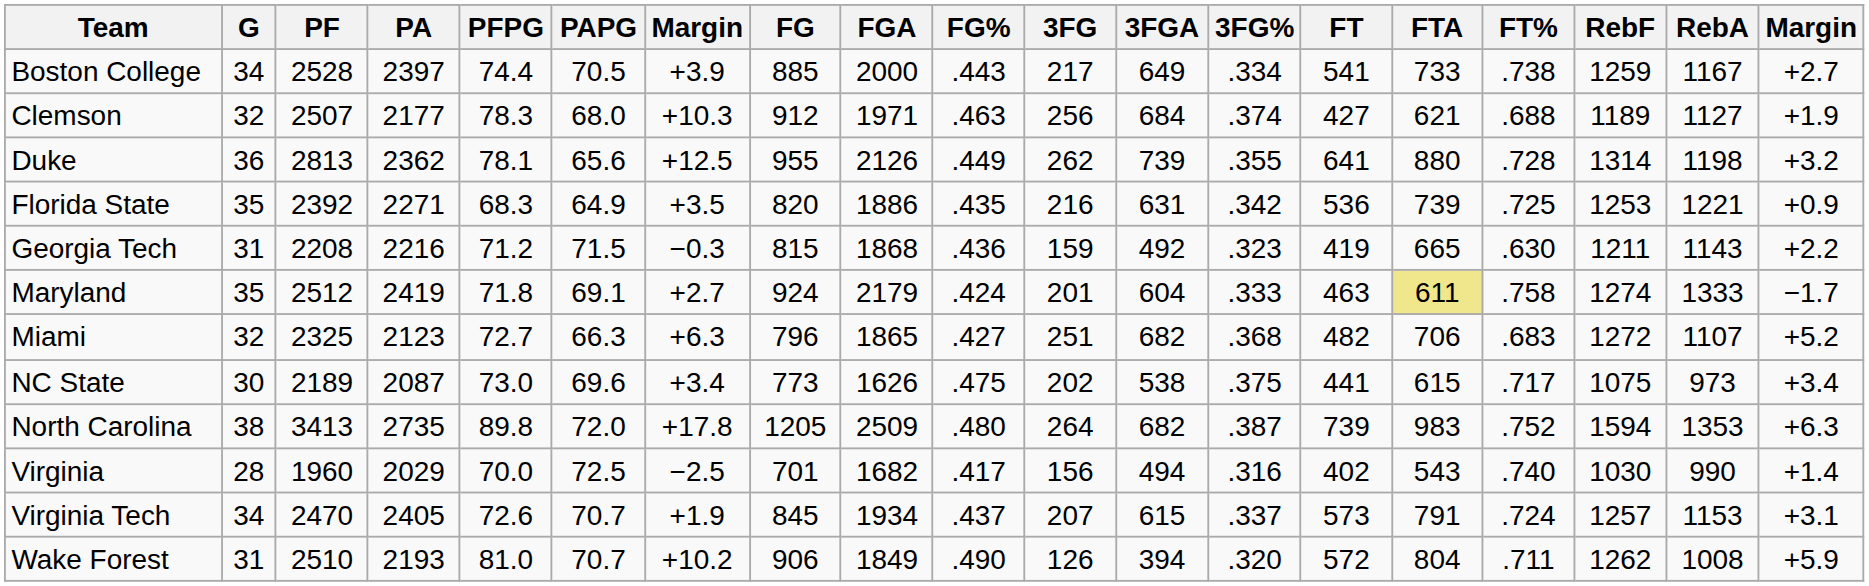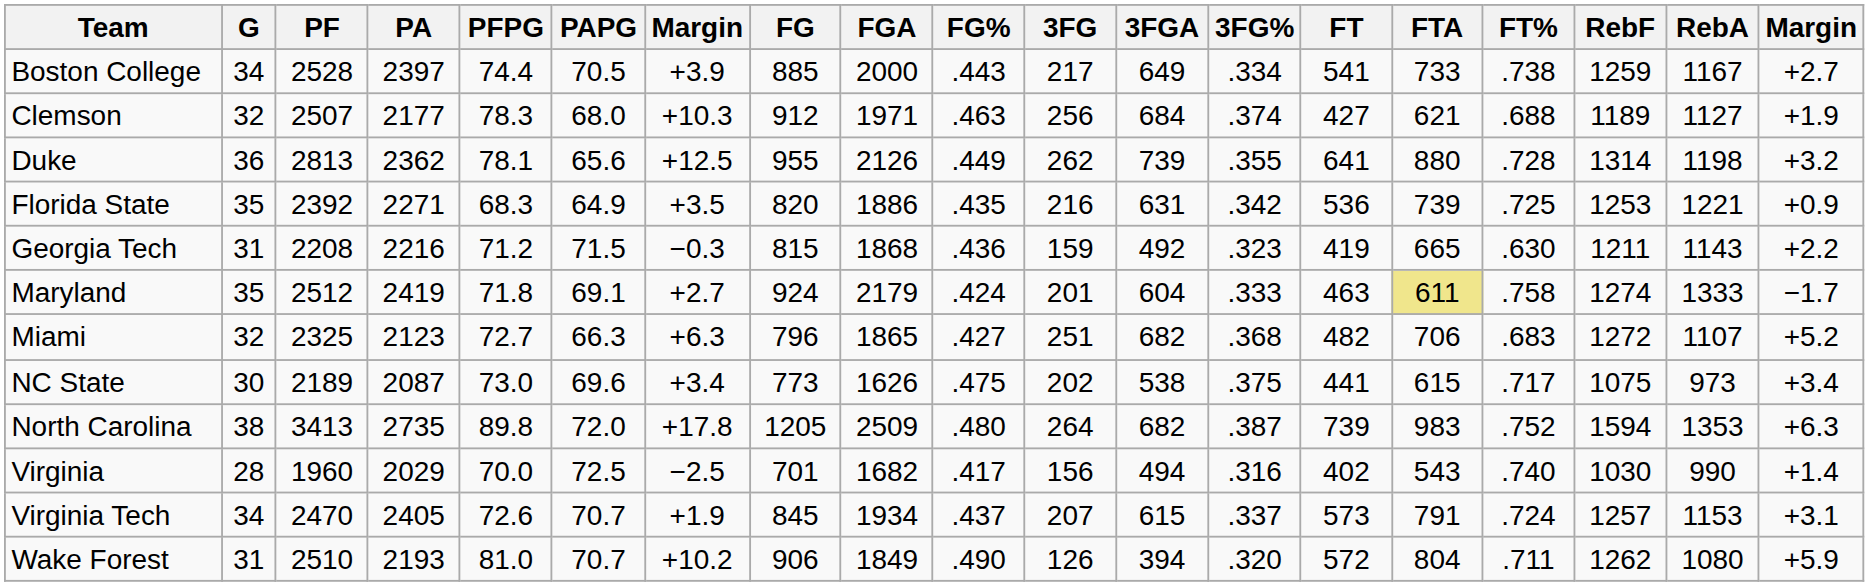(1713, 559) 1008 -> (1713, 559) 1080
